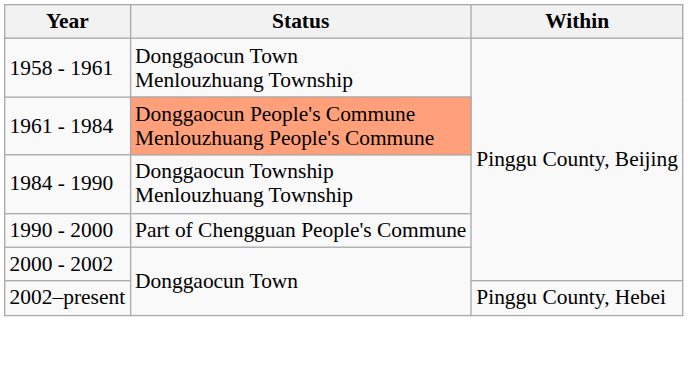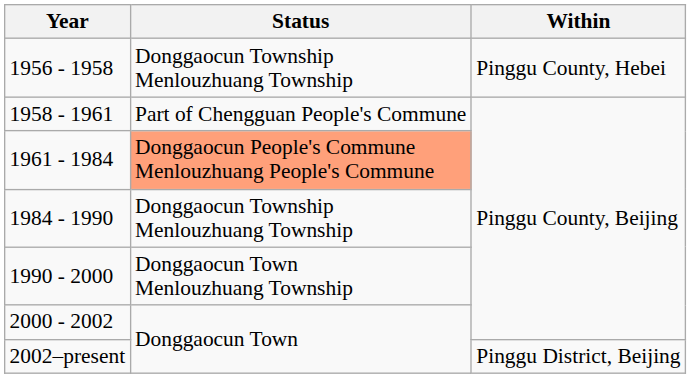+ row: (61, 67)
(244, 67) Donggaocun Town Menlouzhuang Township -> (301, 113) Part of Chengguan People's Commune
(301, 229) Part of Chengguan People's Commune -> (244, 275) Donggaocun Town Menlouzhuang Township
(571, 297) Pinggu County, Hebei -> (578, 355) Pinggu District, Beijing
